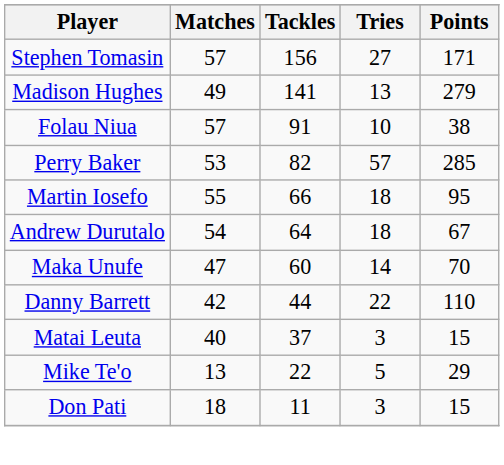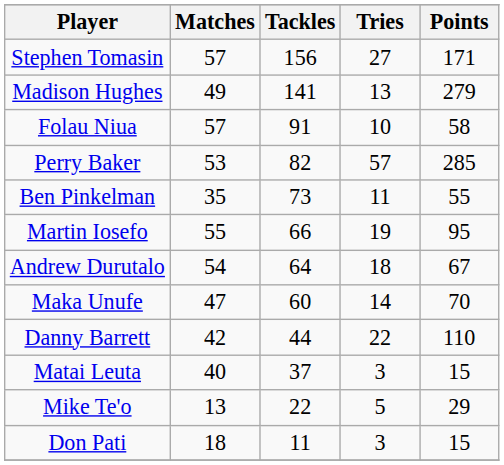(459, 127) 38 -> (459, 127) 58
+ row: (87, 197)
(380, 197) 18 -> (380, 232) 19
